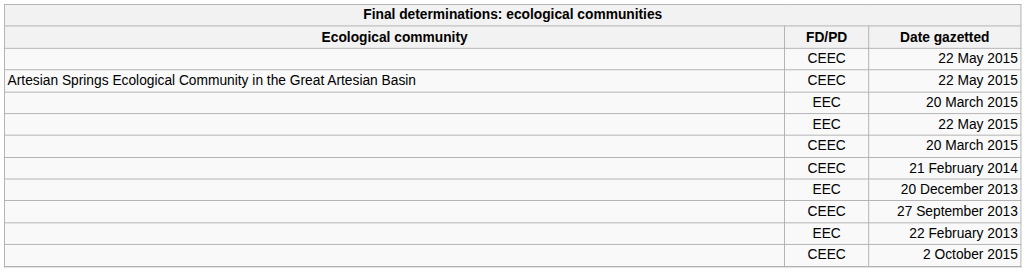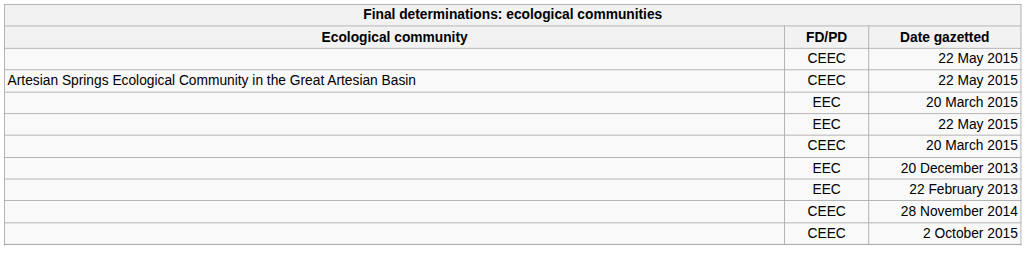- row: (827, 168)
- row: (827, 211)
+ row: (827, 211)
